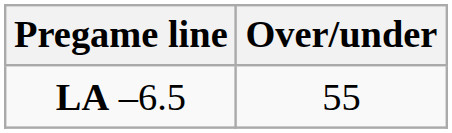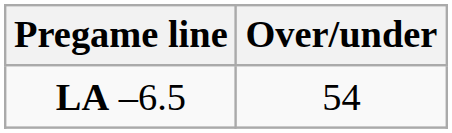(341, 95) 55 -> (341, 95) 54
